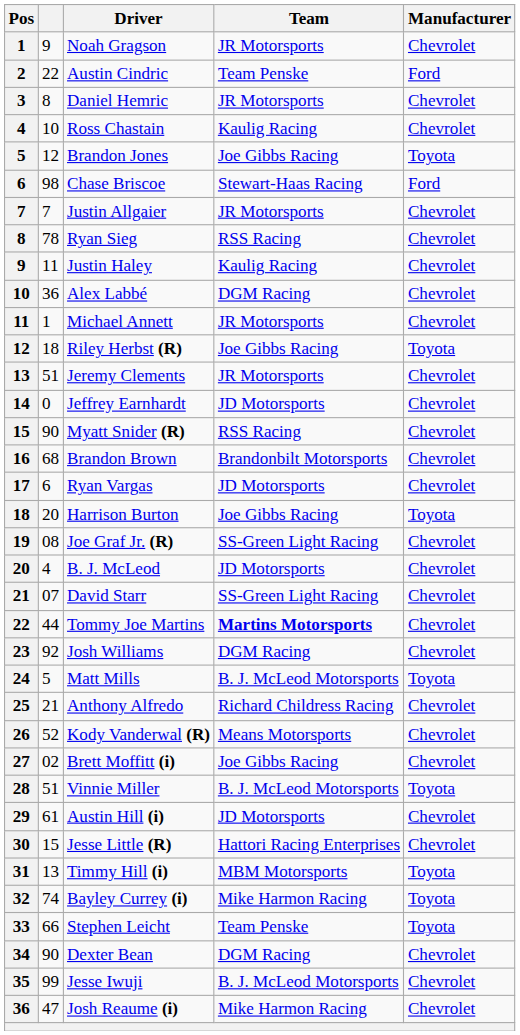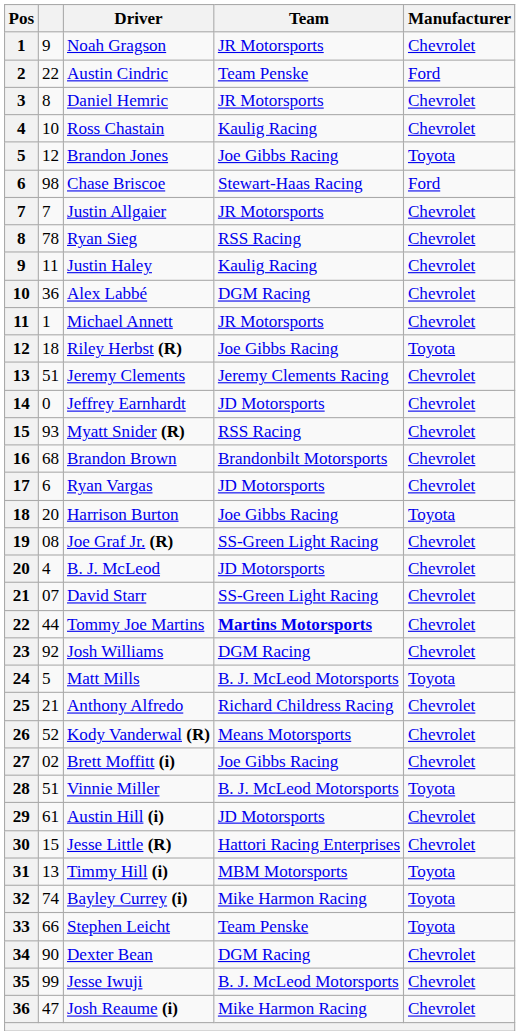(271, 375) JR Motorsports -> (303, 375) Jeremy Clements Racing
(51, 430) 90 -> (51, 430) 93
